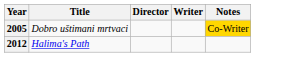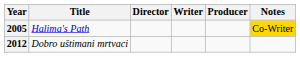+ column: (228, 12)
(80, 28) Dobro uštimani mrtvaci -> (60, 28) Halima's Path
(60, 44) Halima's Path -> (80, 44) Dobro uštimani mrtvaci
